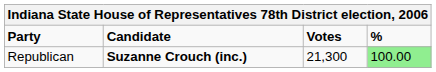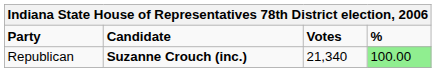(327, 57) 21,300 -> (327, 57) 21,340
